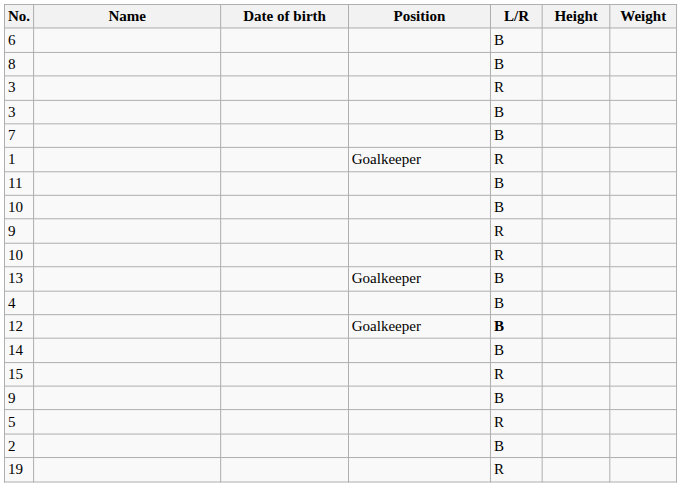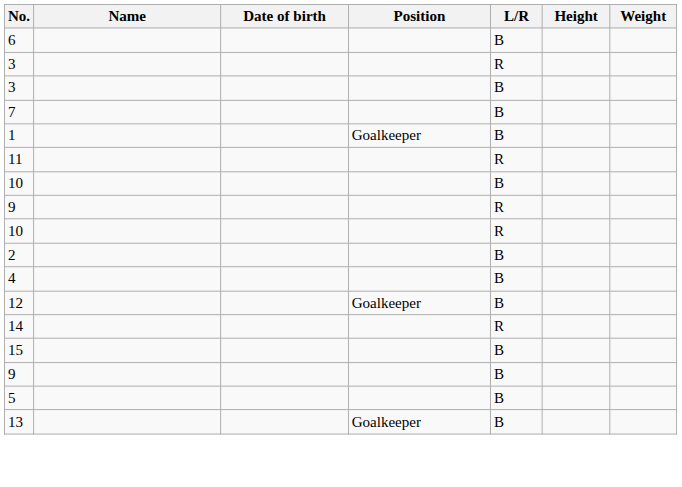- row: (12, 64)
(499, 159) R -> (499, 135) B
(499, 183) B -> (499, 159) R
rows swapped: (12, 445) <-> (15, 278)
(499, 326) bold -> (499, 302) normal
(499, 350) B -> (499, 326) R
(499, 374) R -> (499, 350) B
(499, 421) R -> (499, 398) B
- row: (15, 469)
